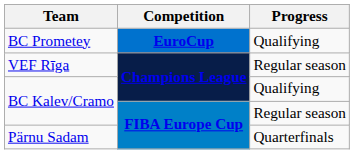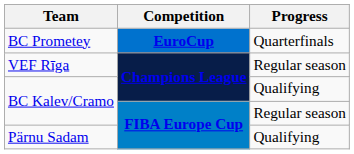(286, 40) Qualifying -> (293, 40) Quarterfinals
(293, 137) Quarterfinals -> (286, 137) Qualifying
